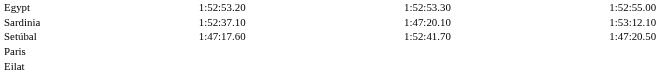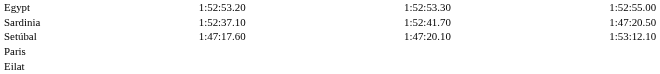(427, 22) 1:47:20.10 -> (427, 22) 1:52:41.70
(633, 22) 1:53:12.10 -> (633, 22) 1:47:20.50
(427, 37) 1:52:41.70 -> (427, 37) 1:47:20.10
(633, 37) 1:47:20.50 -> (633, 37) 1:53:12.10
